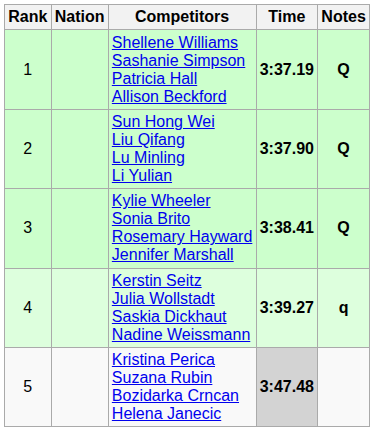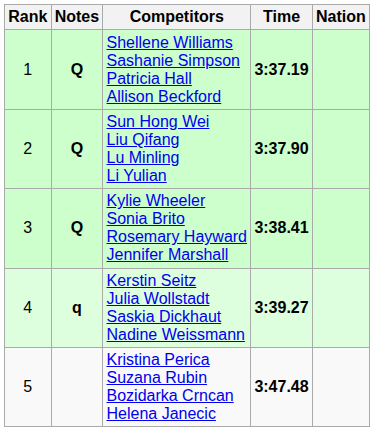columns swapped: (80, 17) <-> (344, 17)
(287, 387) lightgrey background -> (282, 387) no background
